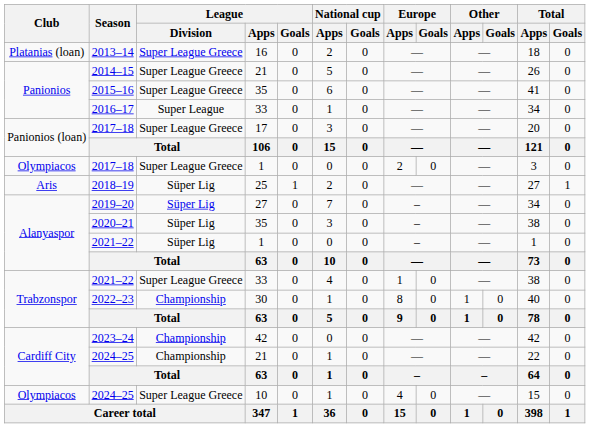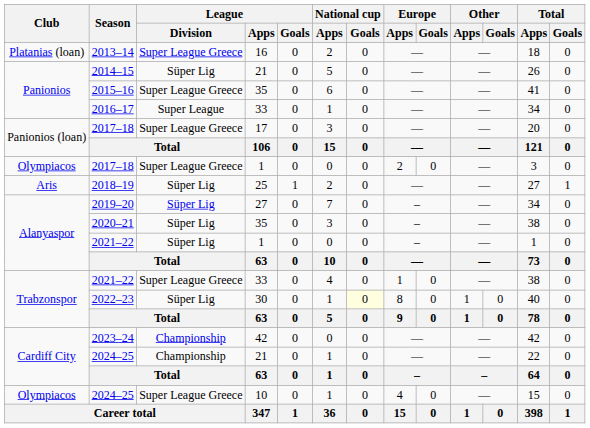(191, 71) Super League Greece -> (191, 71) Süper Lig
(191, 299) Championship -> (191, 299) Süper Lig
(365, 299) no background -> (365, 299) lightyellow background
